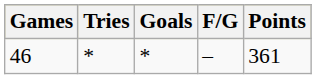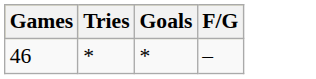- column: (277, 21)
